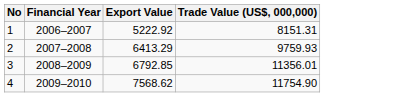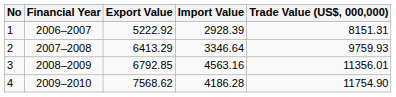+ column: (211, 13)
